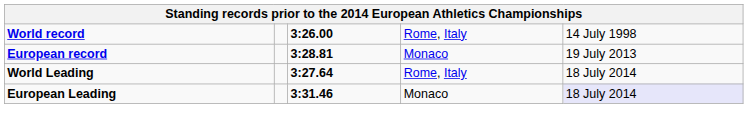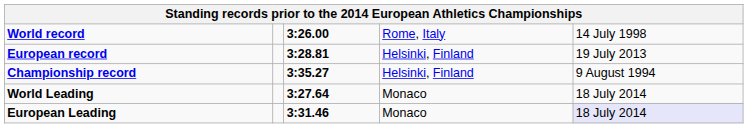(426, 53) Monaco -> (428, 53) Helsinki, Finland
+ row: (72, 73)
(435, 73) Rome, Italy -> (404, 93) Monaco
